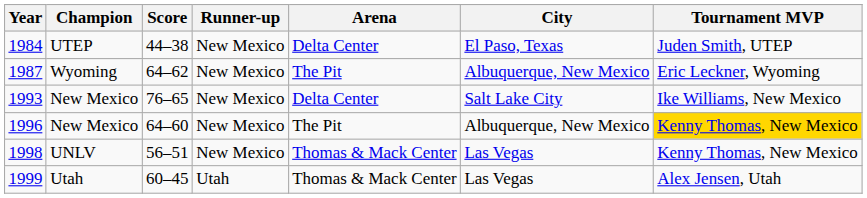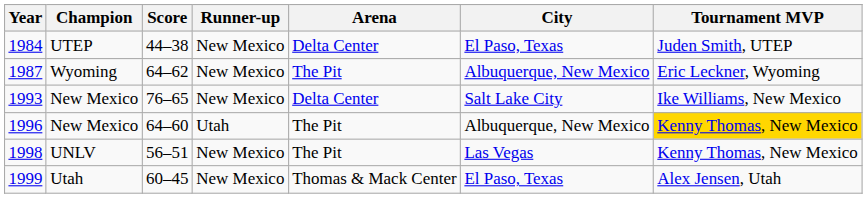(240, 125) New Mexico -> (213, 125) Utah
(374, 152) Thomas & Mack Center -> (317, 152) The Pit
(213, 179) Utah -> (240, 179) New Mexico
(499, 179) Las Vegas -> (514, 179) El Paso, Texas
